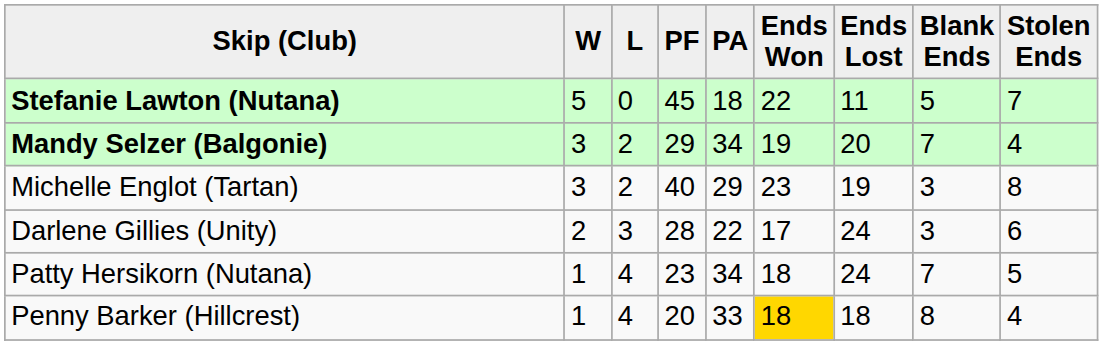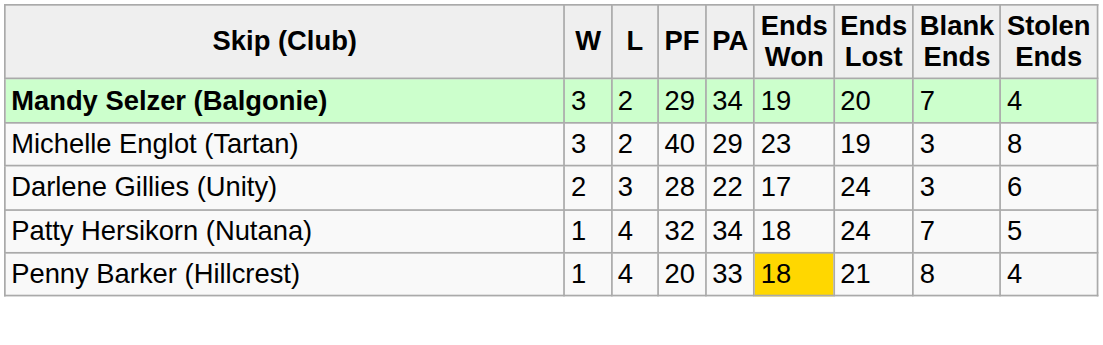- row: (175, 100)
(680, 273) 23 -> (680, 230) 32
(856, 317) 18 -> (856, 273) 21
